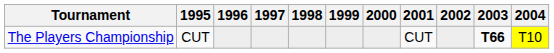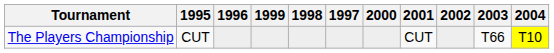columns swapped: (270, 16) <-> (344, 16)
(493, 37) bold -> (493, 37) normal
